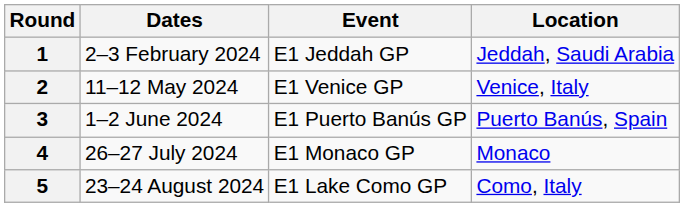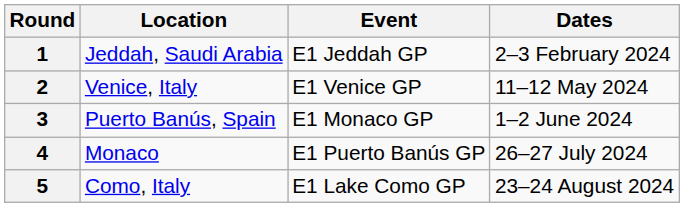columns swapped: (175, 20) <-> (575, 20)
(370, 119) E1 Puerto Banús GP -> (363, 119) E1 Monaco GP
(344, 152) E1 Monaco GP -> (389, 152) E1 Puerto Banús GP
